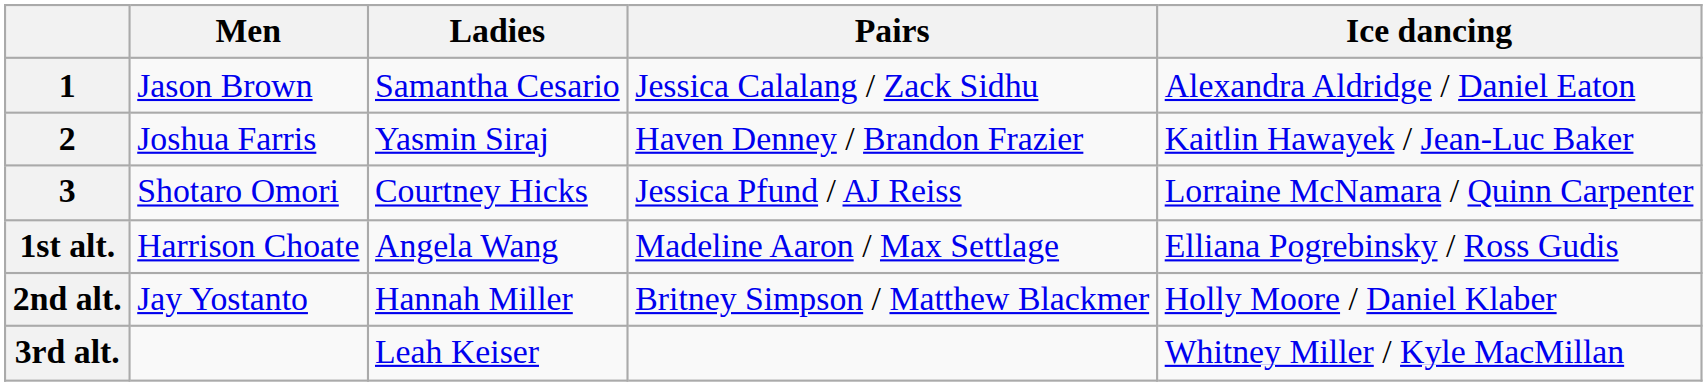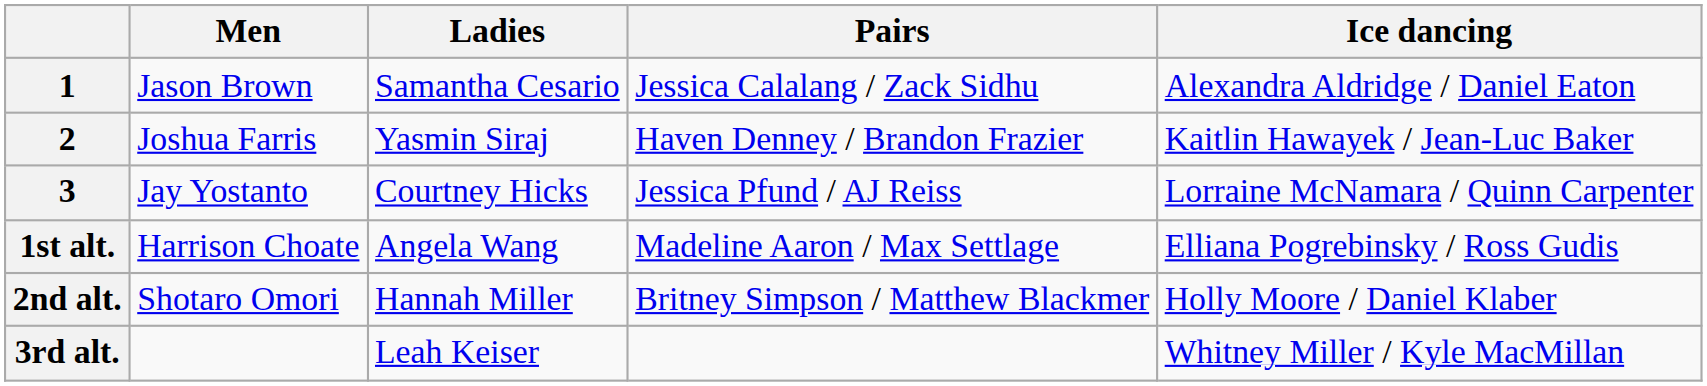(238, 191) Shotaro Omori -> (223, 191) Jay Yostanto
(223, 298) Jay Yostanto -> (238, 298) Shotaro Omori
